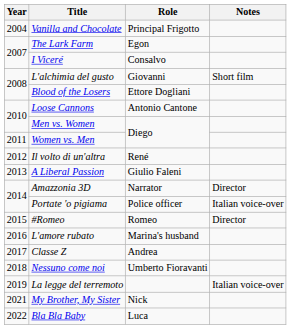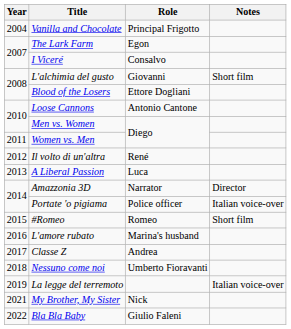(155, 172) Giulio Faleni -> (138, 172) Luca
(229, 220) Director -> (233, 220) Short film
(138, 316) Luca -> (155, 316) Giulio Faleni
